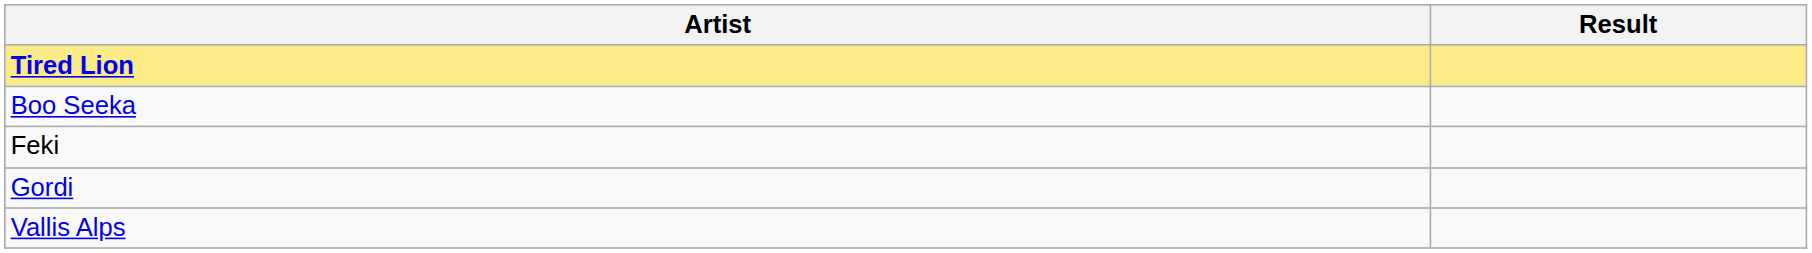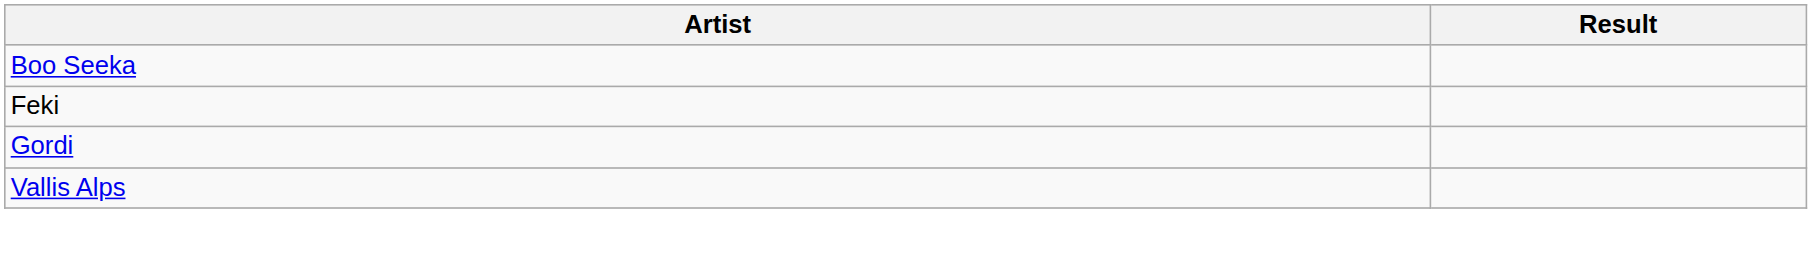- row: (72, 65)
